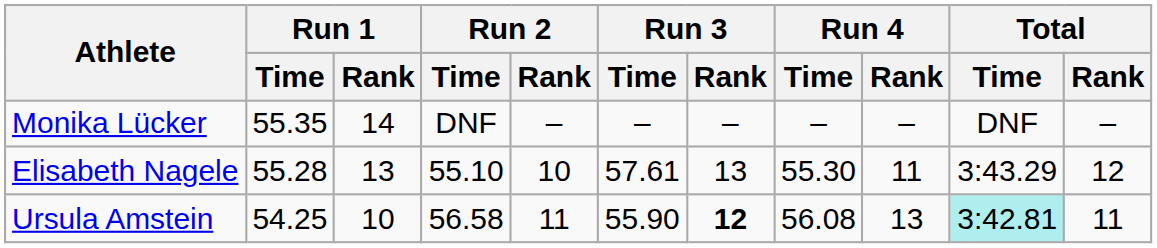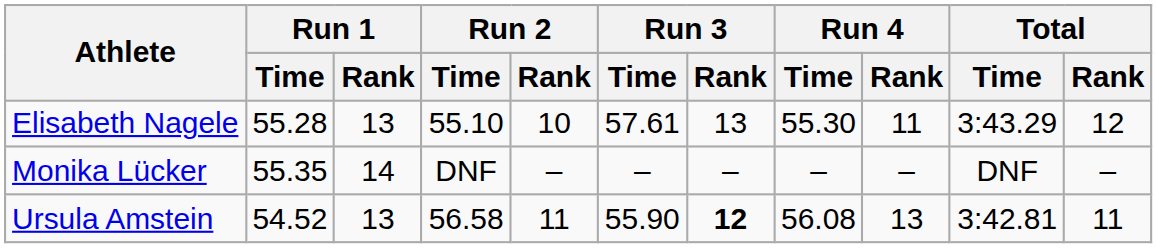rows swapped: (109, 124) <-> (125, 171)
(290, 218) 54.25 -> (290, 218) 54.52
(378, 218) 10 -> (378, 218) 13
(1007, 218) paleturquoise background -> (1007, 218) no background
